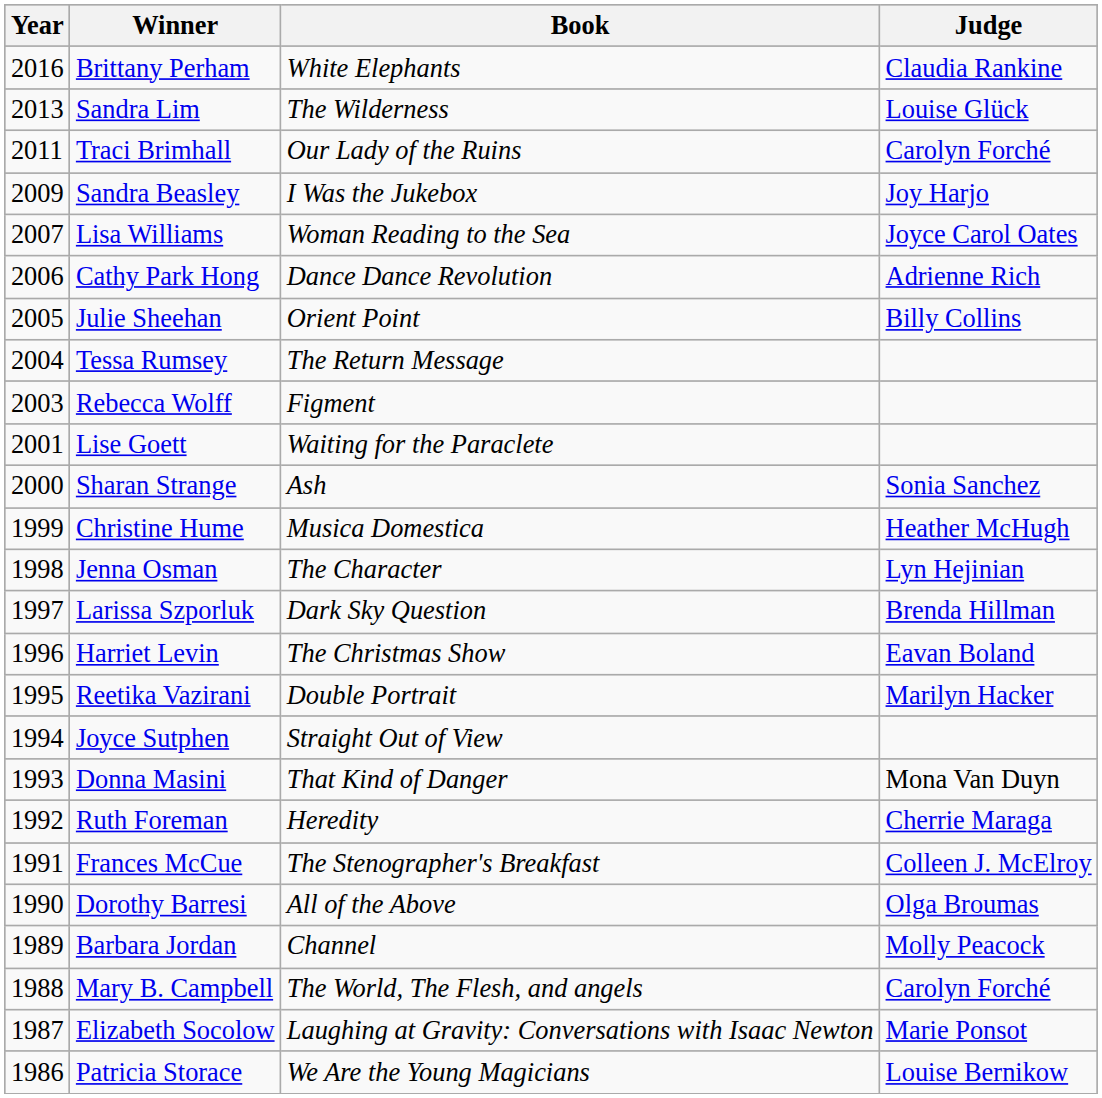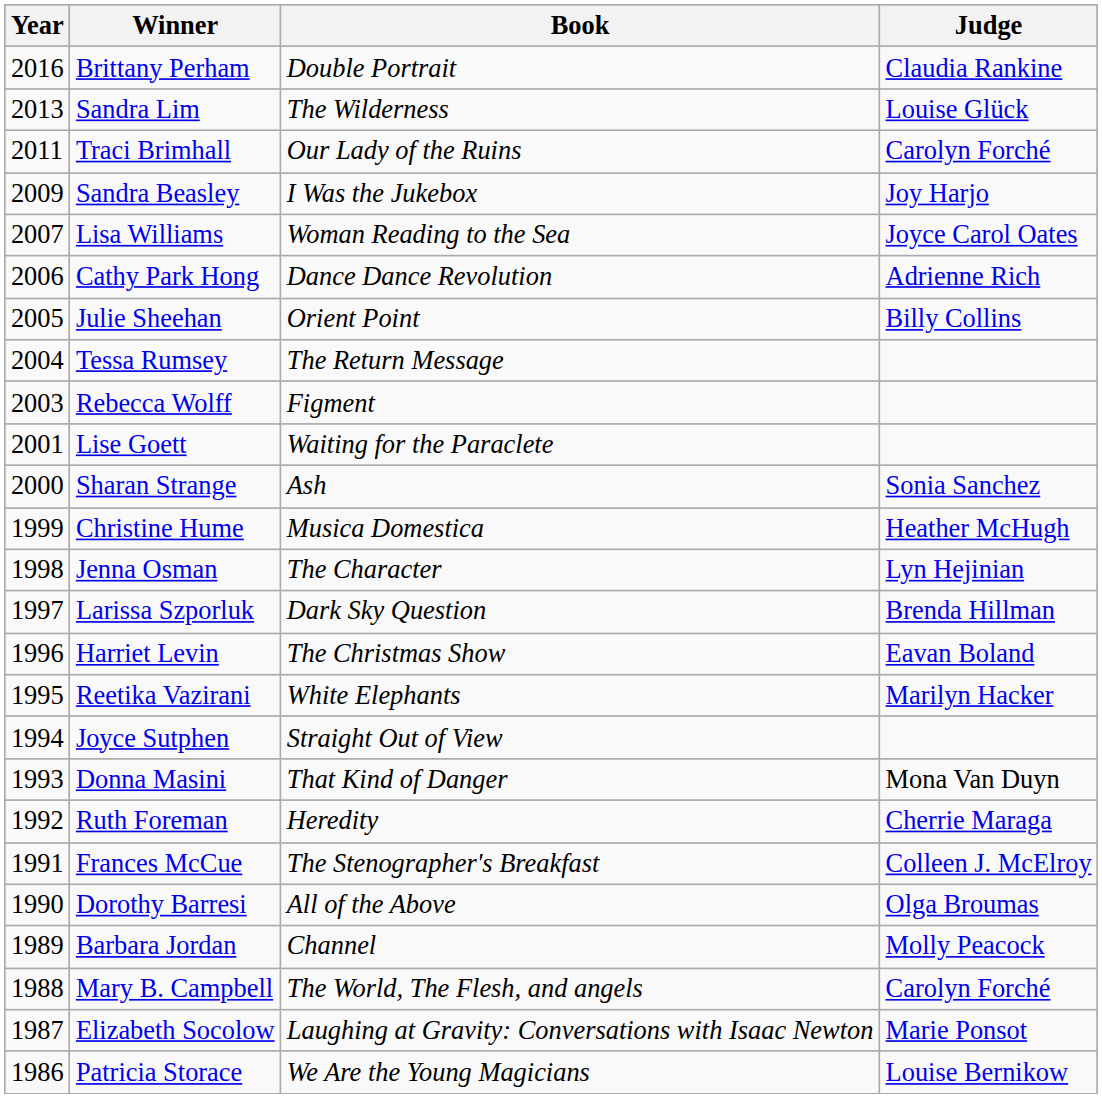(374, 67) White Elephants -> (371, 67) Double Portrait
(371, 695) Double Portrait -> (374, 695) White Elephants
